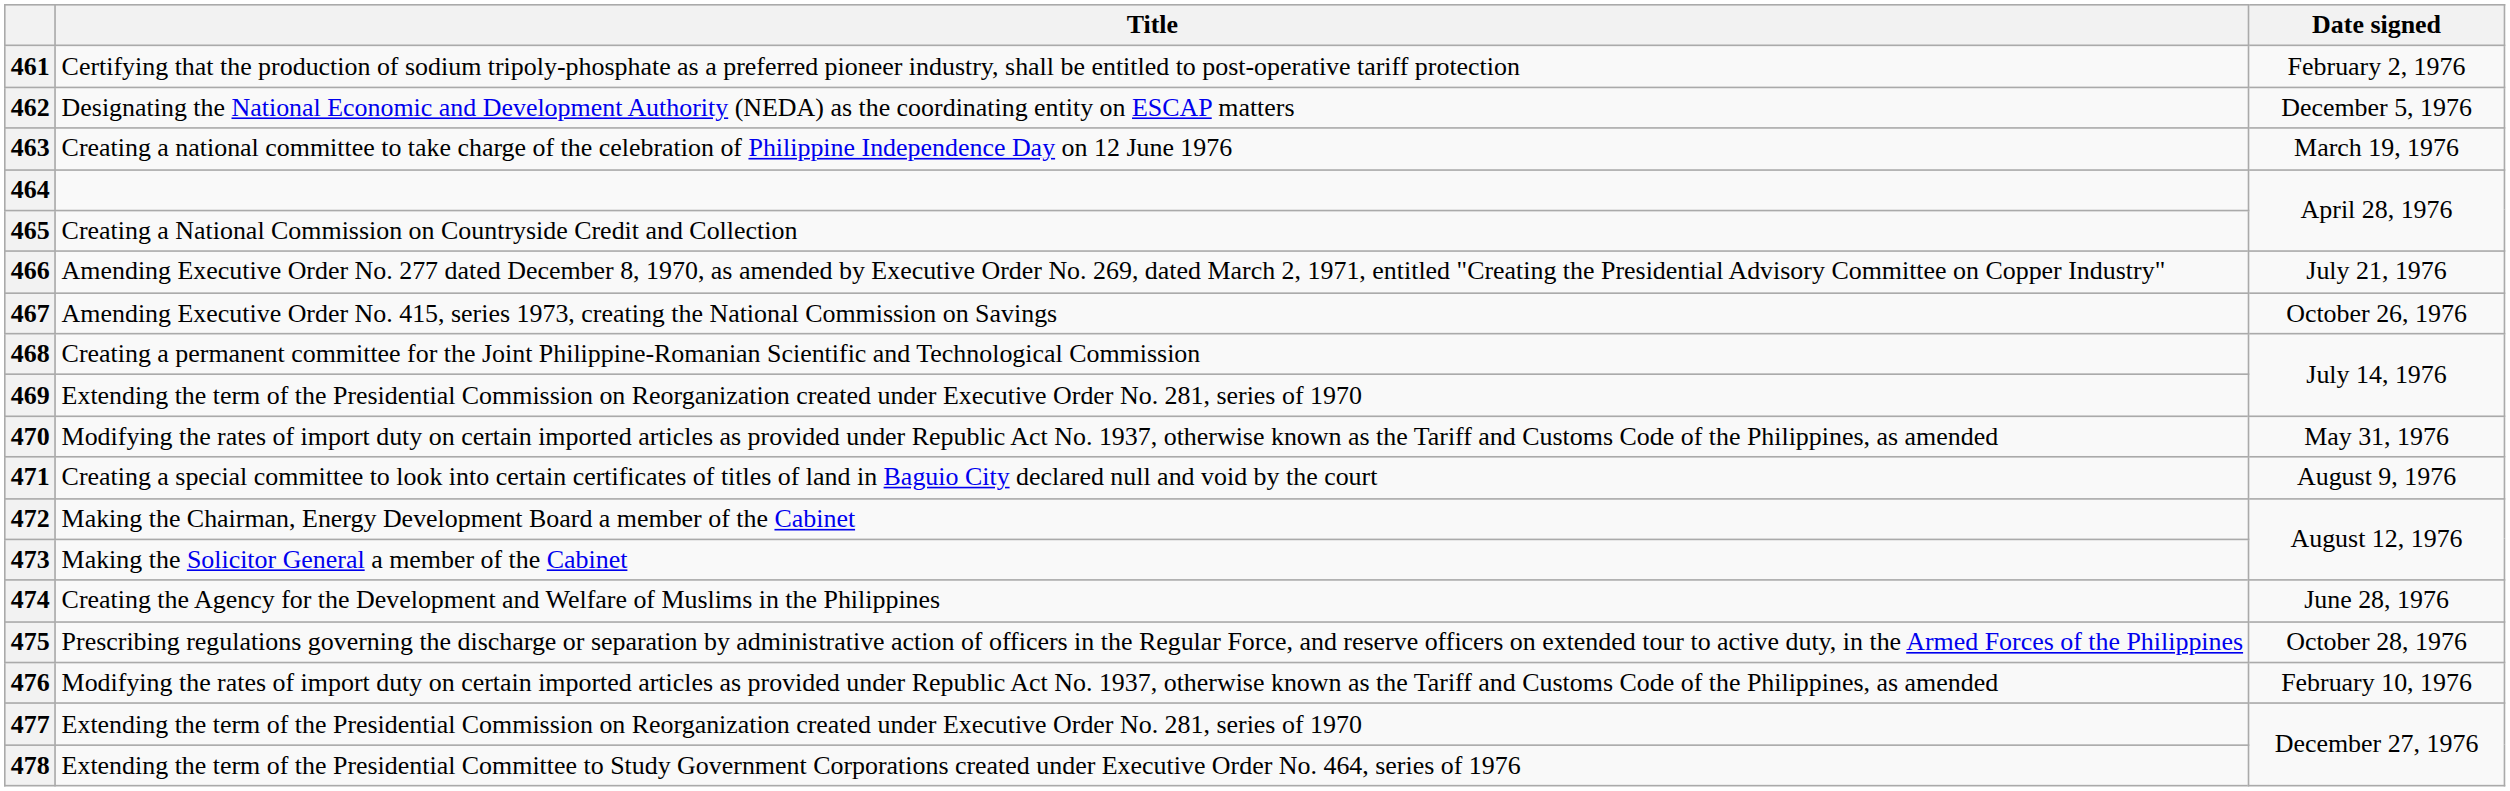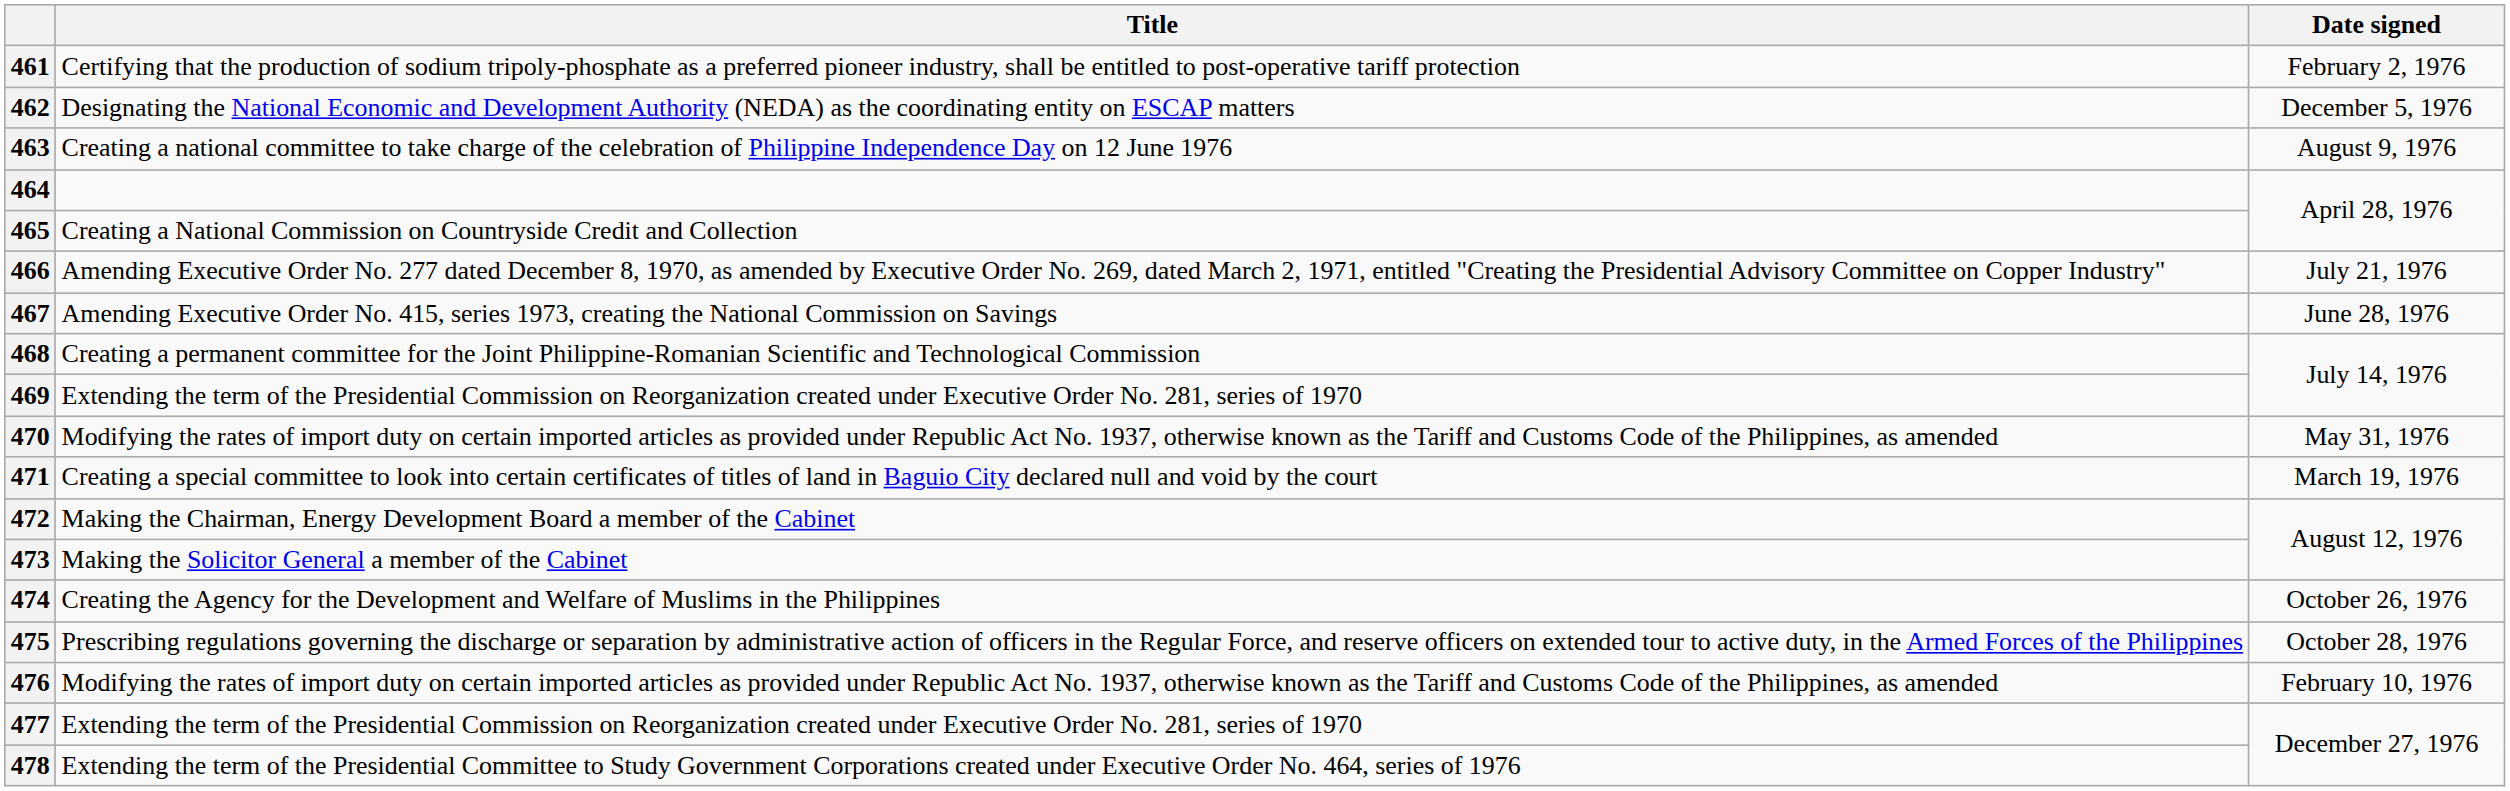(2377, 148) March 19, 1976 -> (2377, 148) August 9, 1976
(2377, 312) October 26, 1976 -> (2377, 312) June 28, 1976
(2377, 477) August 9, 1976 -> (2377, 477) March 19, 1976
(2377, 600) June 28, 1976 -> (2377, 600) October 26, 1976
